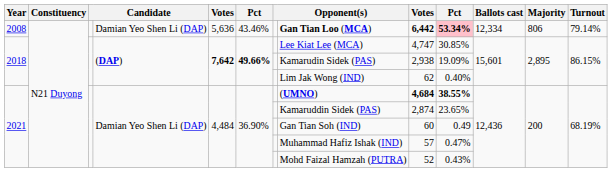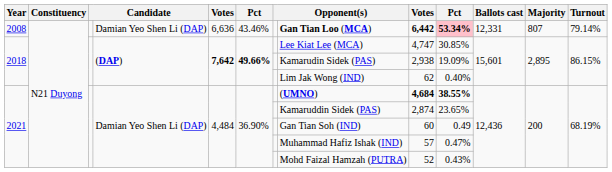(223, 28) 5,636 -> (223, 28) 6,636
(489, 28) 12,334 -> (489, 28) 12,331
(535, 28) 806 -> (535, 28) 807
